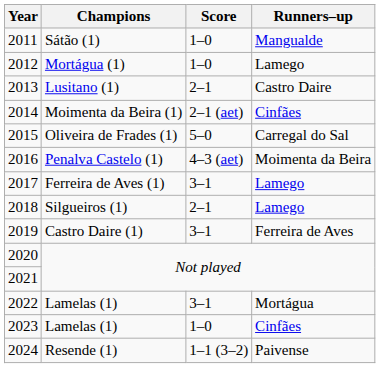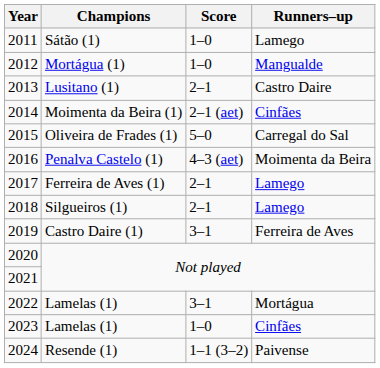(289, 40) Mangualde -> (280, 40) Lamego
(280, 64) Lamego -> (289, 64) Mangualde
(201, 183) 3–1 -> (201, 183) 2–1
